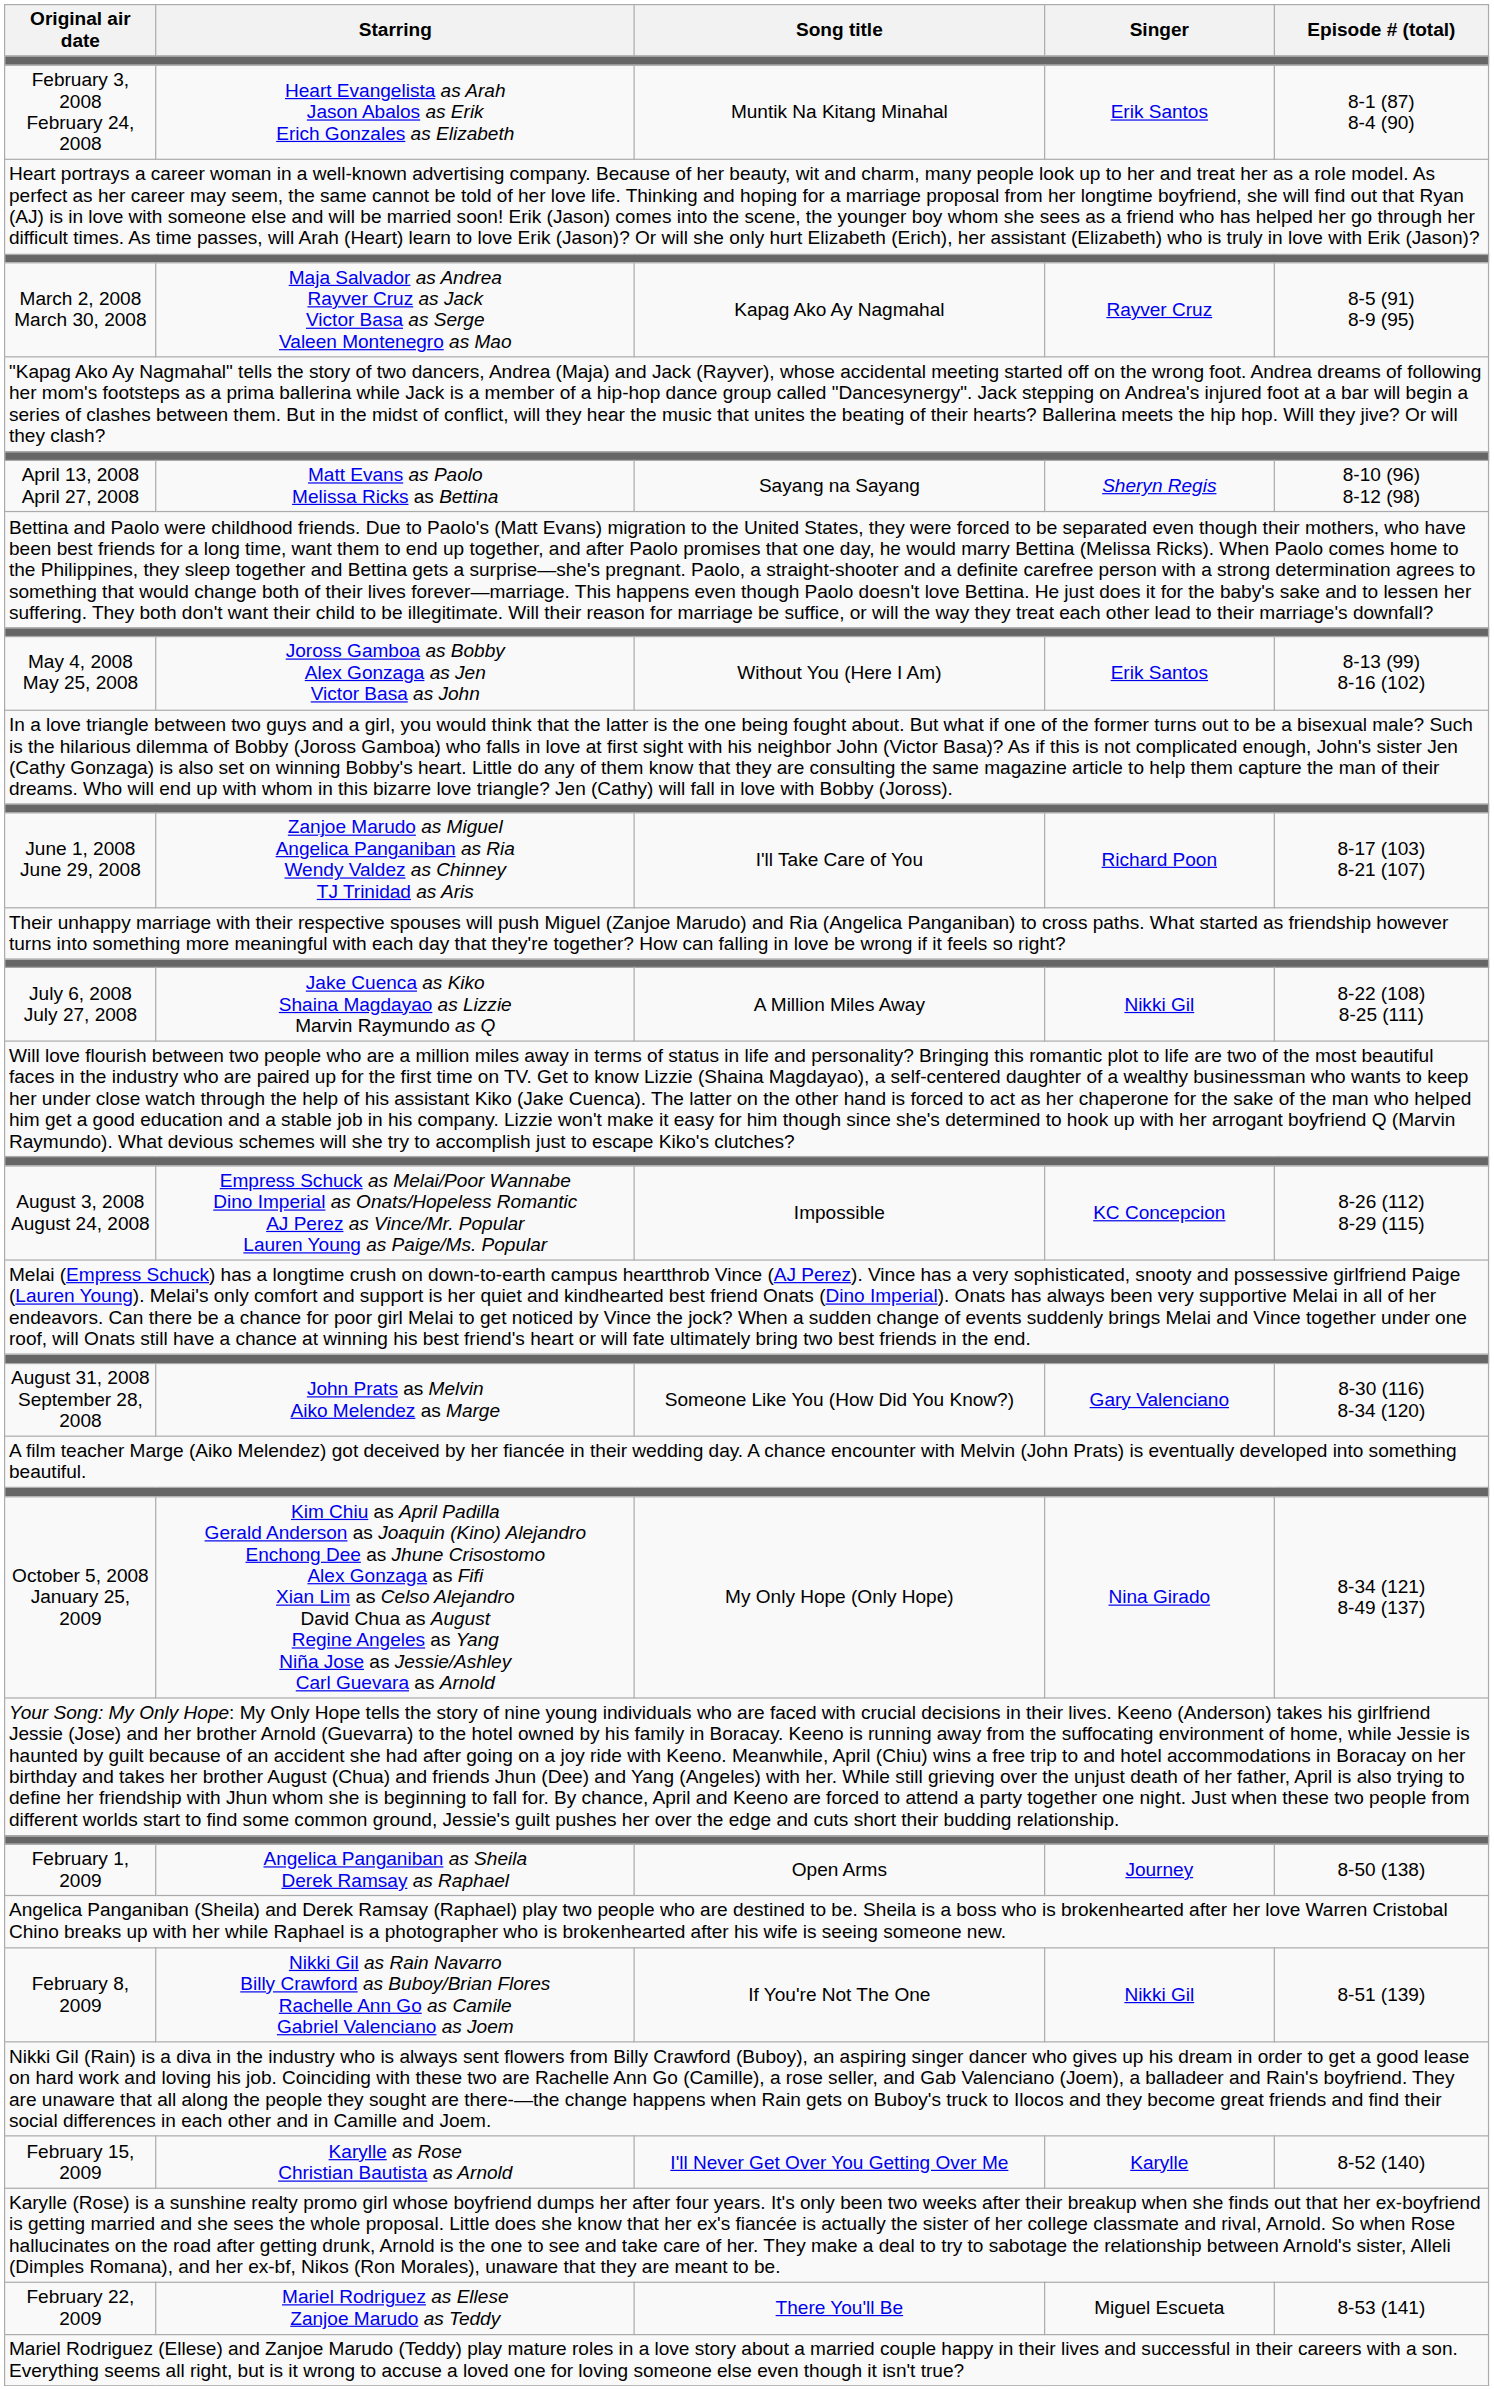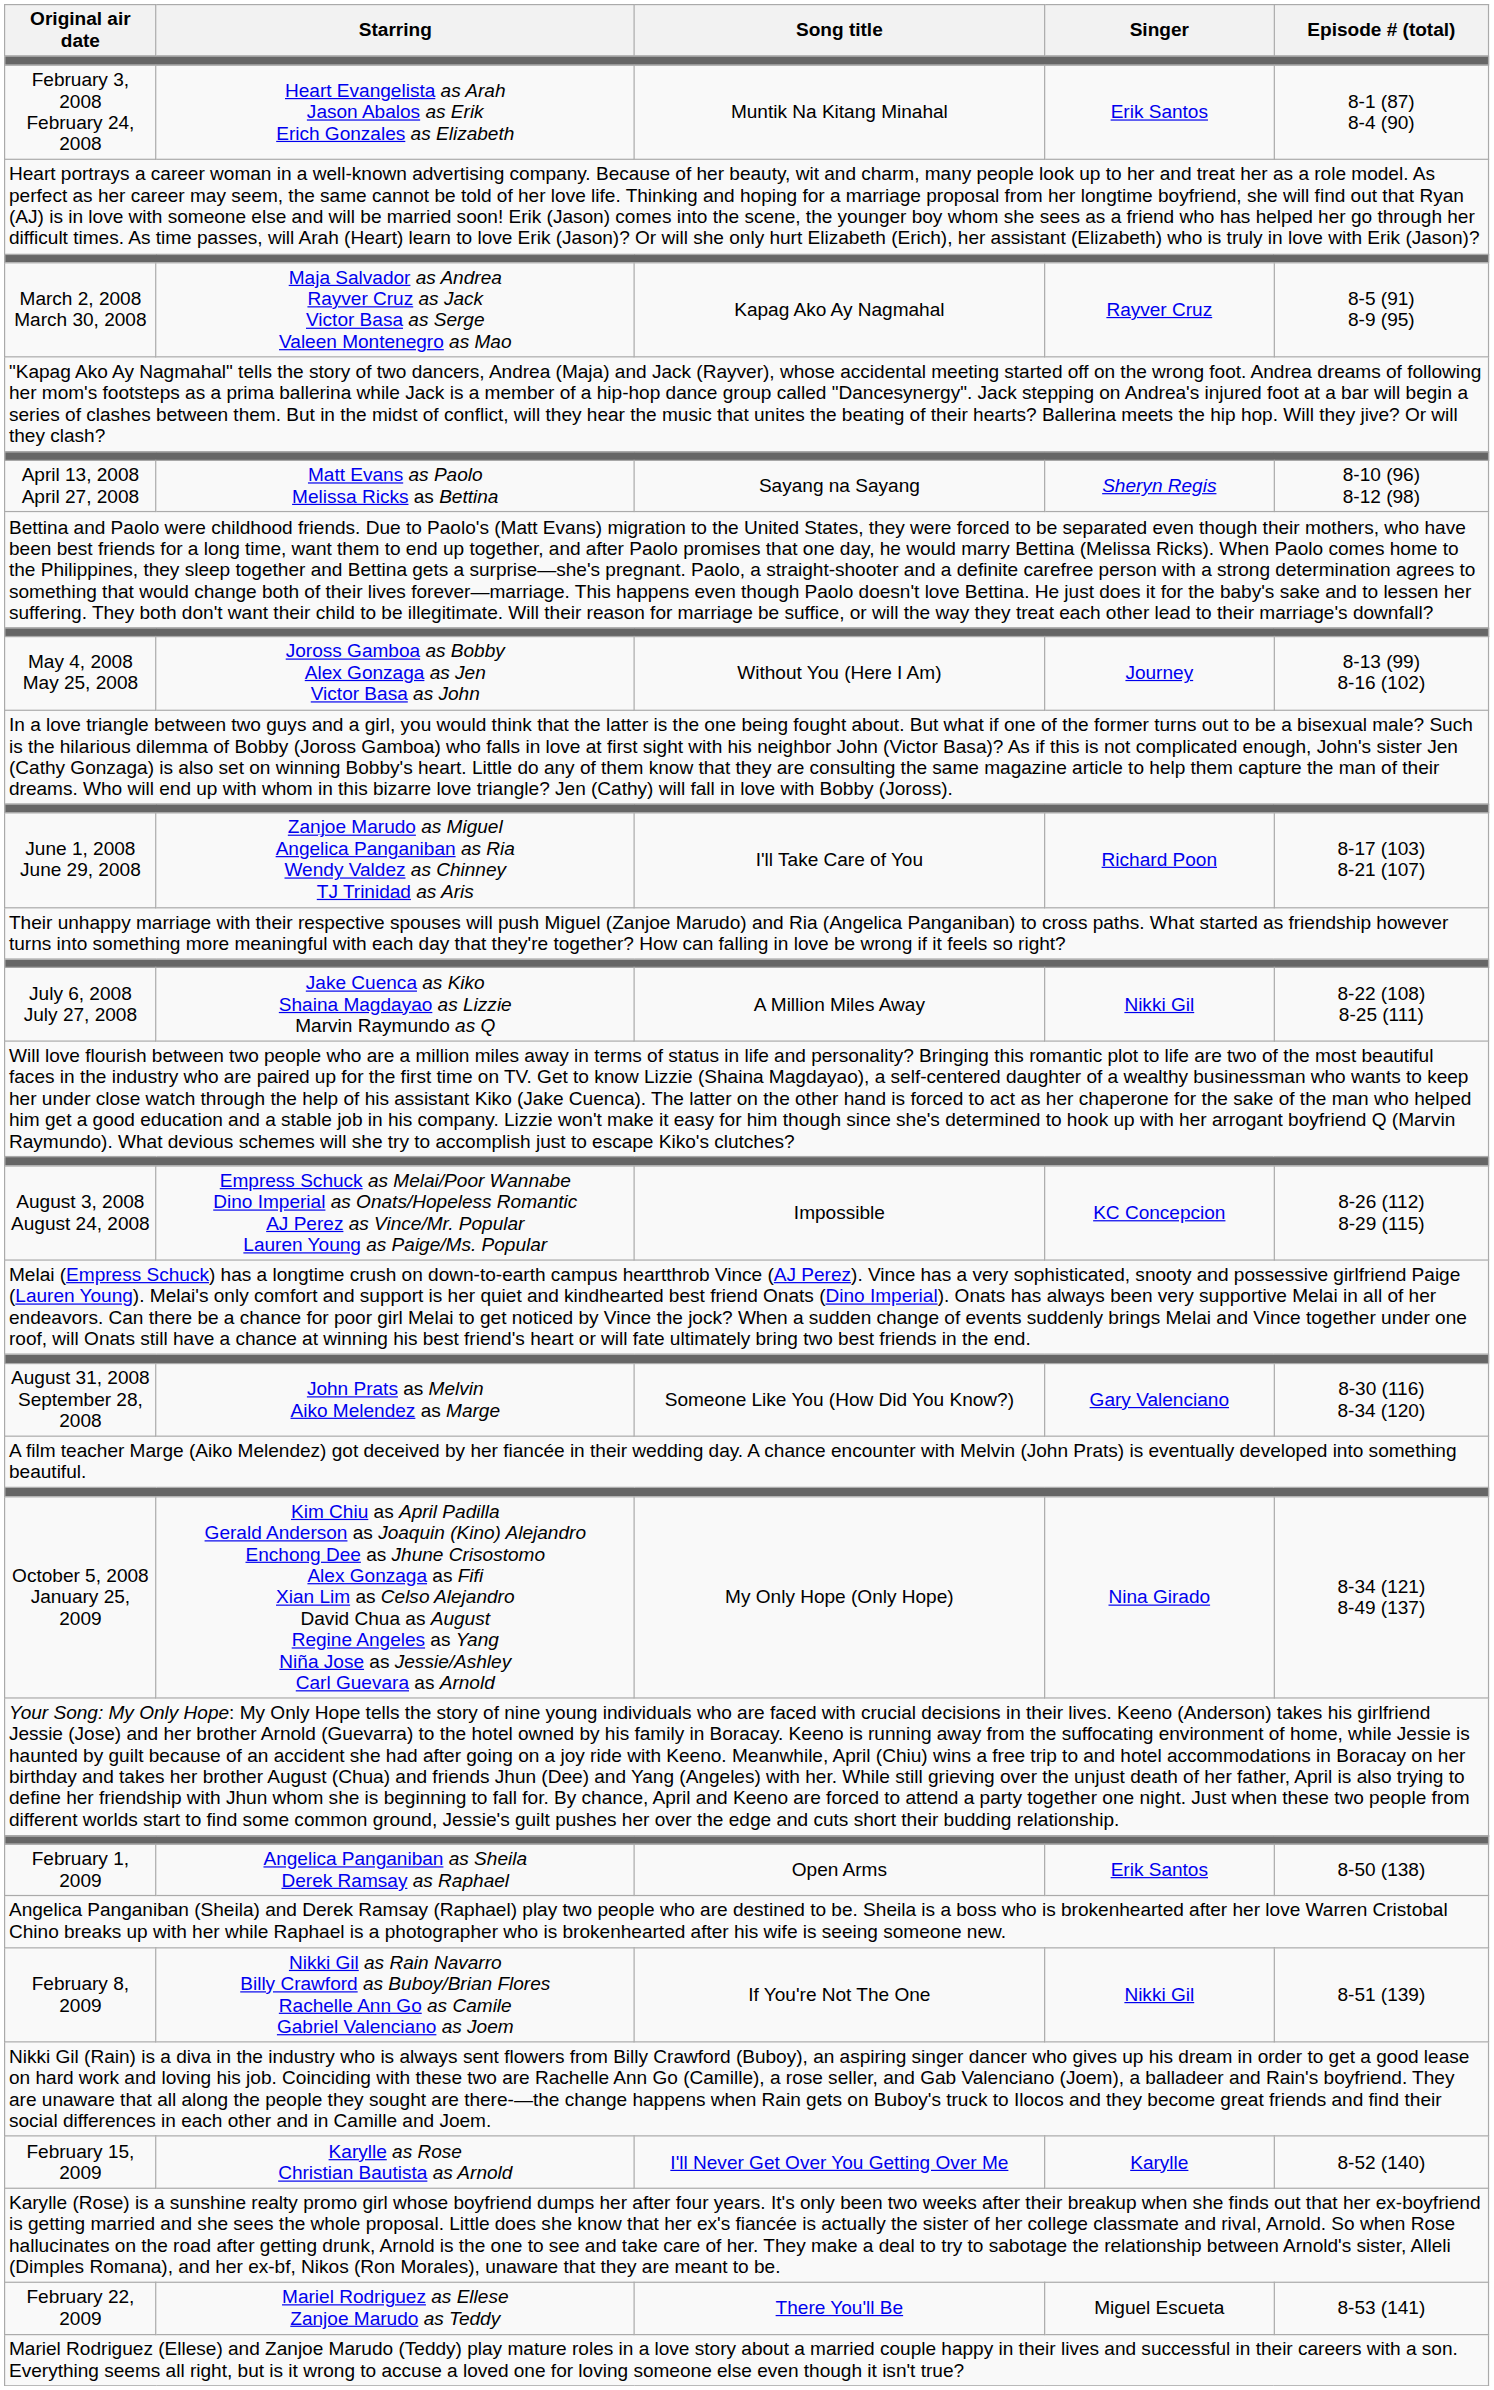(1159, 673) Erik Santos -> (1159, 673) Journey
(1159, 1869) Journey -> (1159, 1869) Erik Santos
